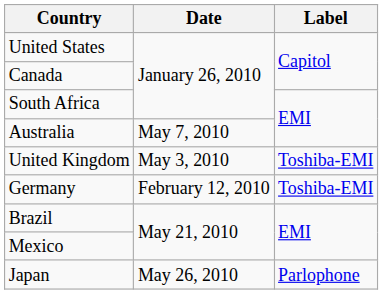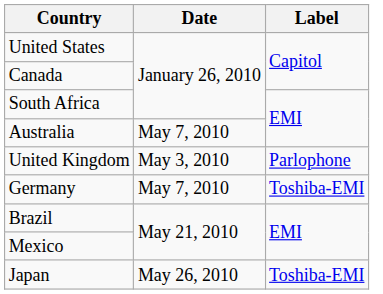(326, 160) Toshiba-EMI -> (310, 160) Parlophone
(204, 189) February 12, 2010 -> (183, 189) May 7, 2010
(319, 274) Parlophone -> (317, 274) Toshiba-EMI
